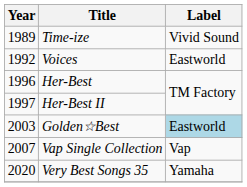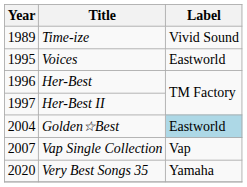(22, 59) 1992 -> (22, 59) 1995
(22, 126) 2003 -> (22, 126) 2004
